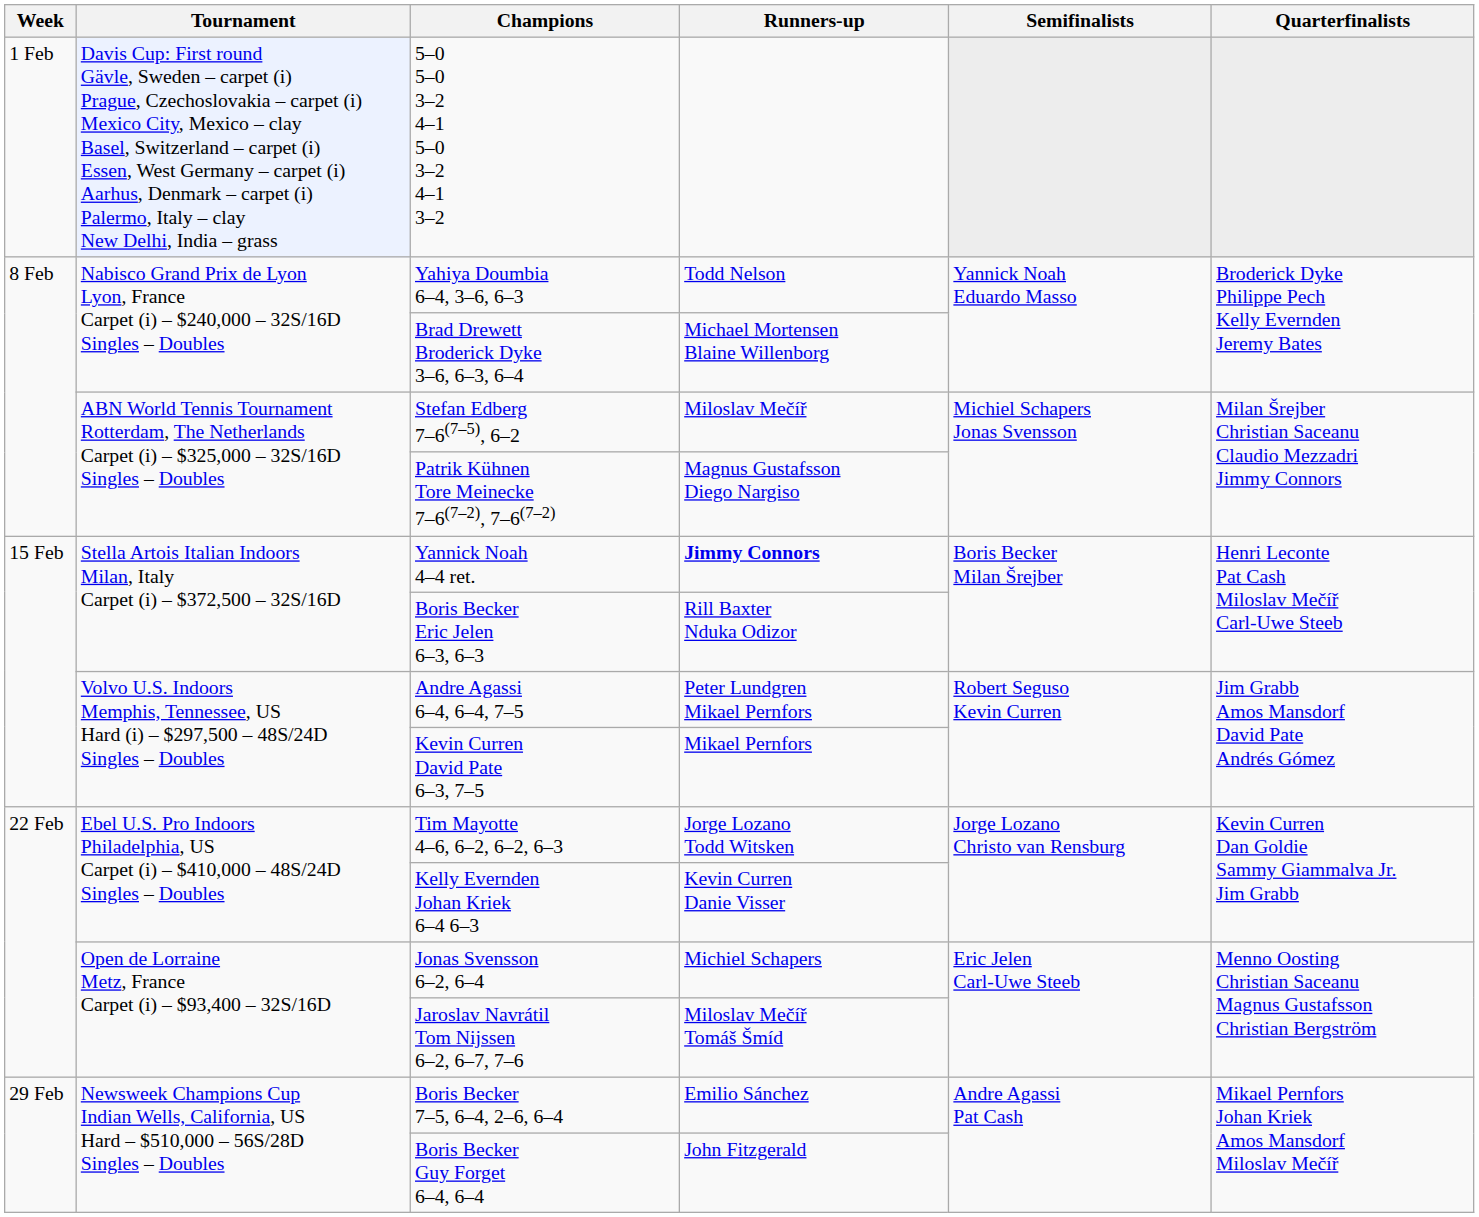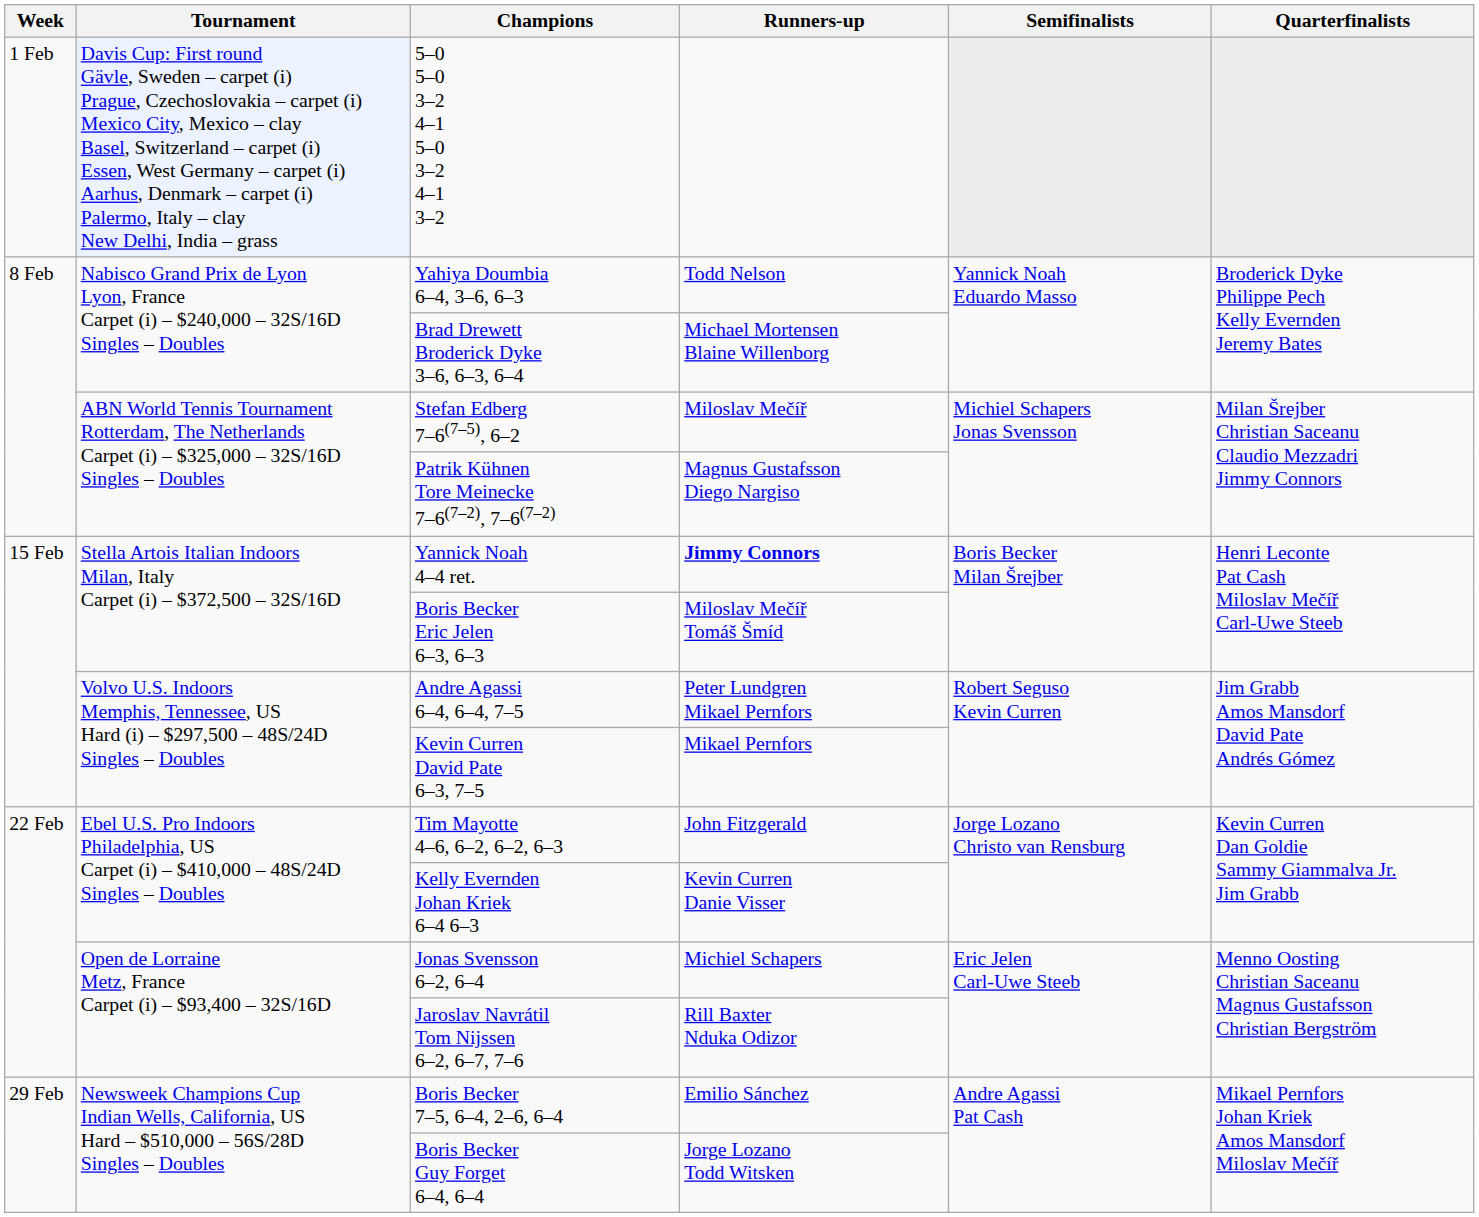(740, 619) Rill Baxter Nduka Odizor -> (745, 619) Miloslav Mečíř Tomáš Šmíd
(739, 834) Jorge Lozano Todd Witsken -> (745, 822) John Fitzgerald
(745, 1025) Miloslav Mečíř Tomáš Šmíd -> (740, 1025) Rill Baxter Nduka Odizor
(745, 1149) John Fitzgerald -> (739, 1161) Jorge Lozano Todd Witsken
